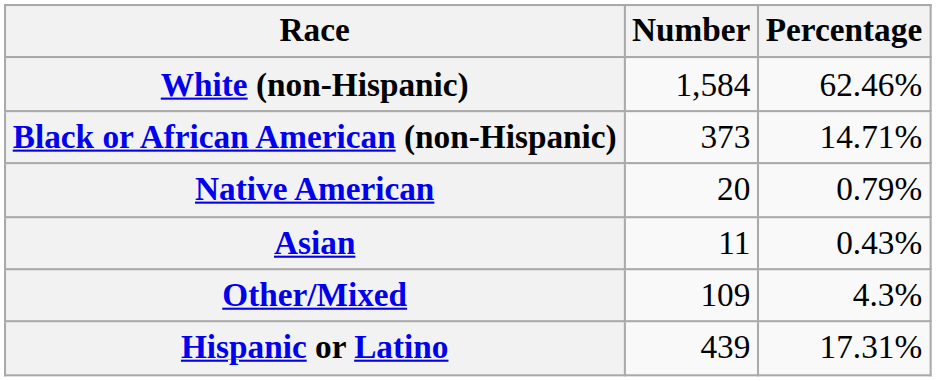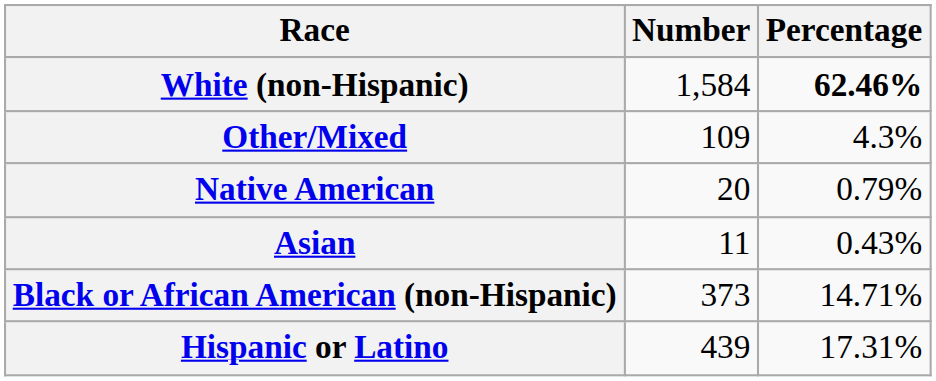(871, 83) normal -> (868, 83) bold
rows swapped: (315, 136) <-> (315, 294)
